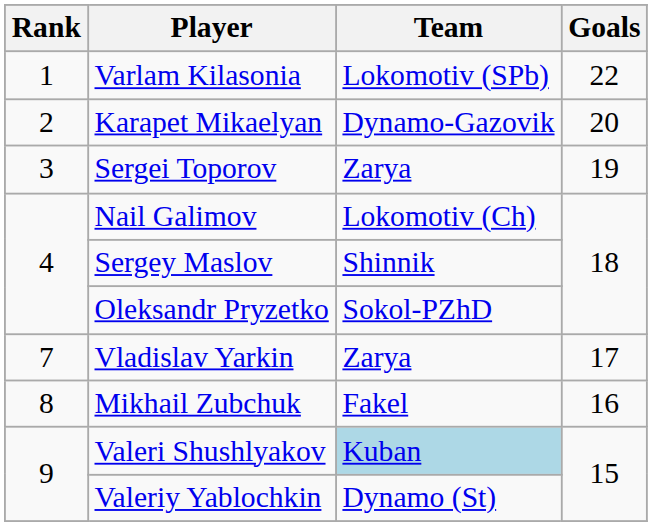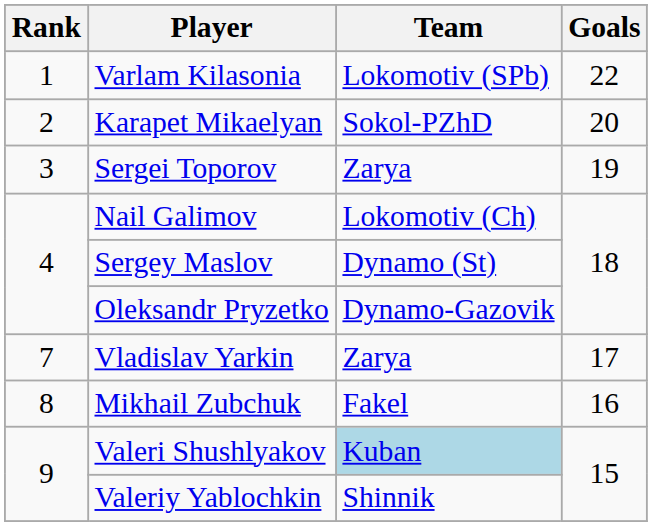(448, 121) Dynamo-Gazovik -> (417, 121) Sokol-PZhD
(388, 262) Shinnik -> (419, 262) Dynamo (St)
(417, 309) Sokol-PZhD -> (448, 309) Dynamo-Gazovik
(419, 497) Dynamo (St) -> (388, 497) Shinnik
